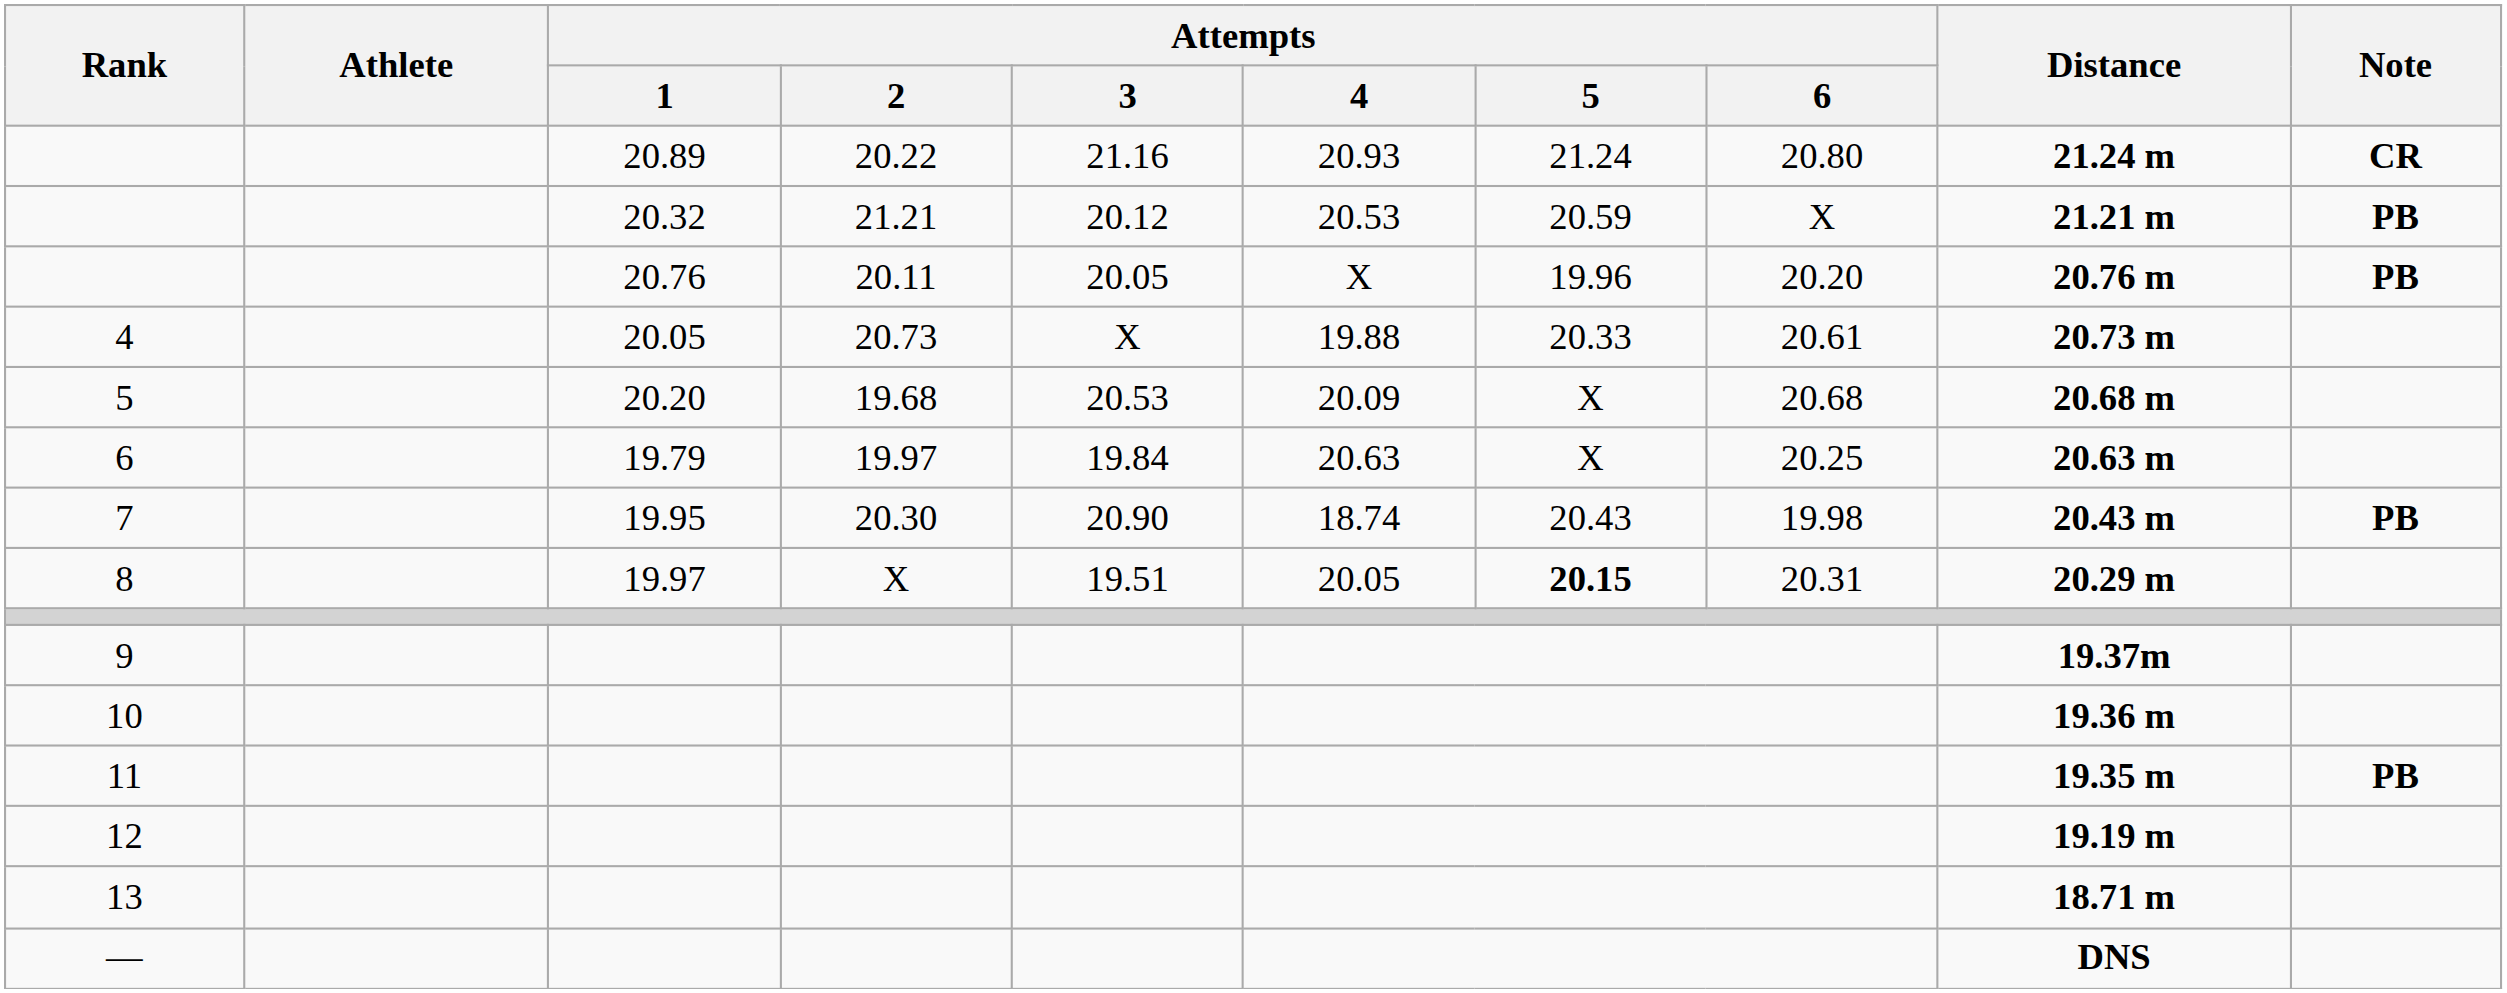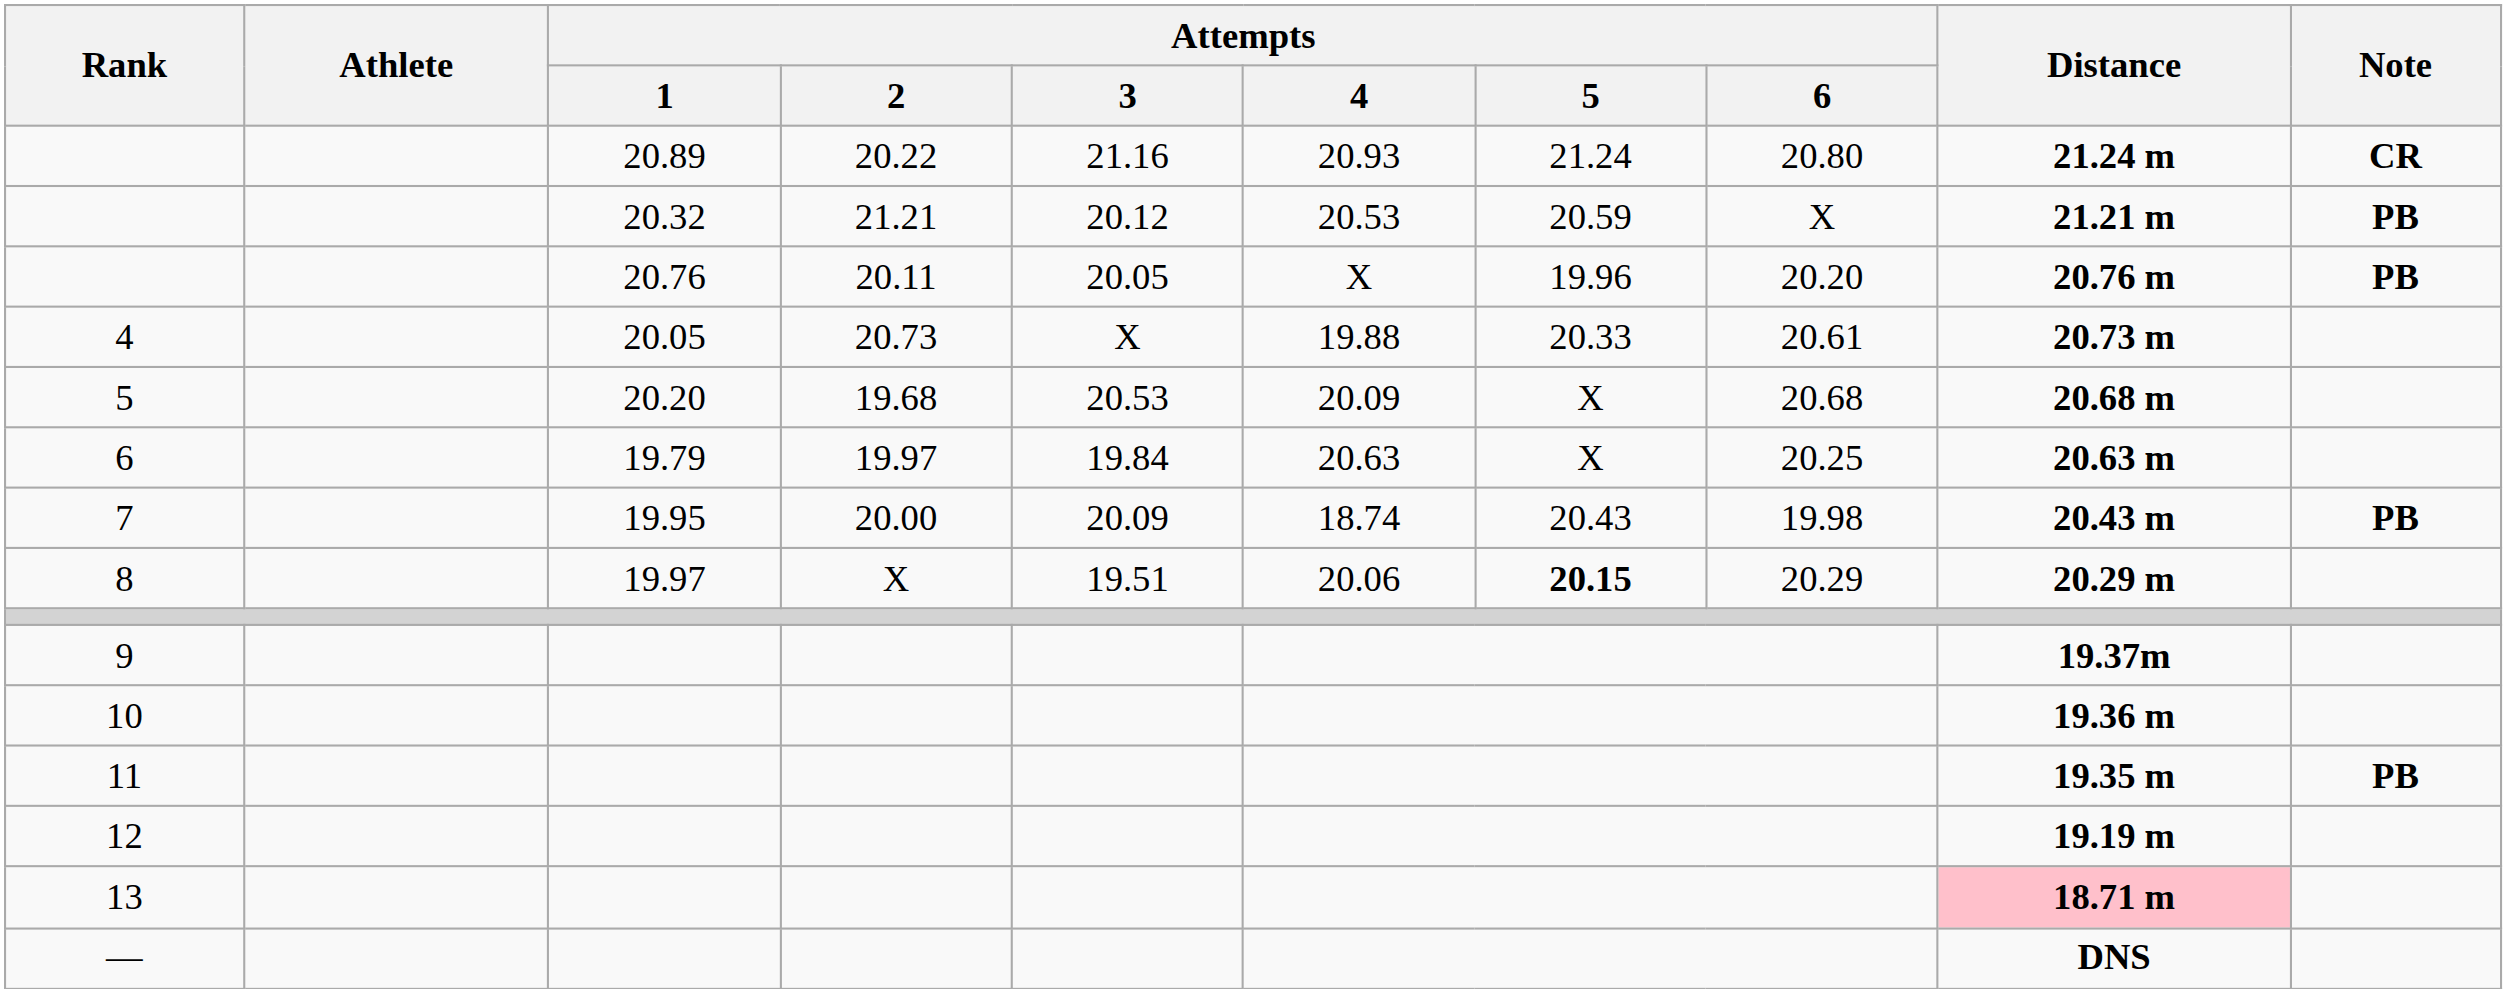(896, 517) 20.30 -> (896, 517) 20.00
(1128, 517) 20.90 -> (1128, 517) 20.09
(1359, 577) 20.05 -> (1359, 577) 20.06
(1822, 577) 20.31 -> (1822, 577) 20.29
(2114, 896) no background -> (2114, 896) pink background
